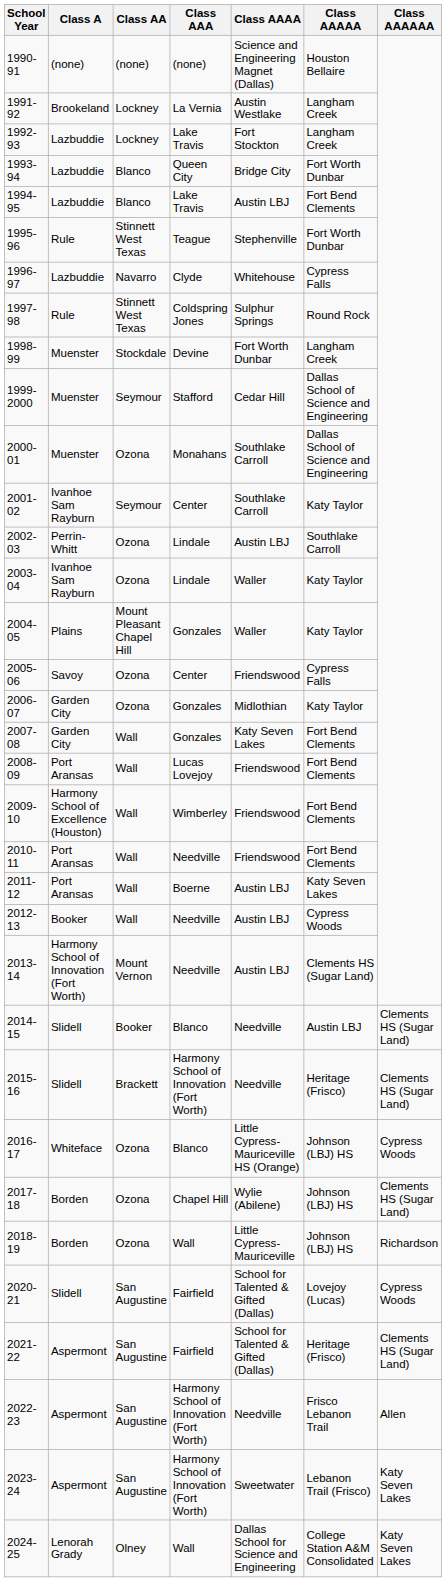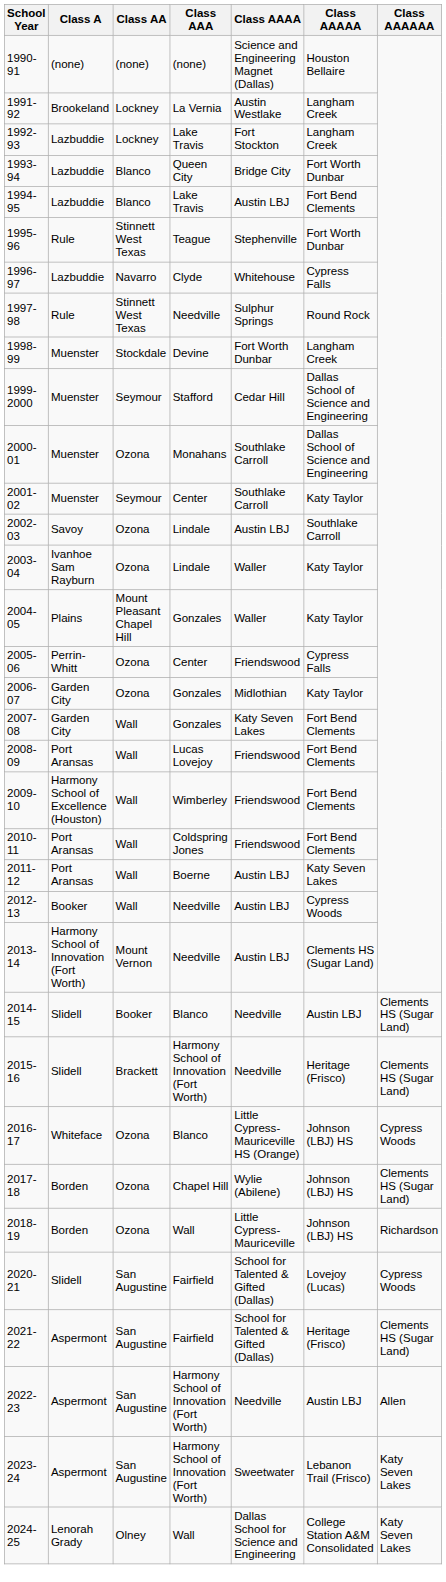(200, 315) Coldspring Jones -> (196, 315) Needville
(73, 505) Ivanhoe Sam Rayburn -> (75, 498) Muenster
(68, 542) Perrin-Whitt -> (67, 529) Savoy
(67, 675) Savoy -> (68, 662) Perrin-Whitt
(196, 857) Needville -> (200, 844) Coldspring Jones
(329, 1414) Frisco Lebanon Trail -> (334, 1401) Austin LBJ
